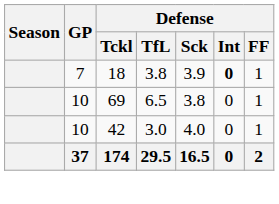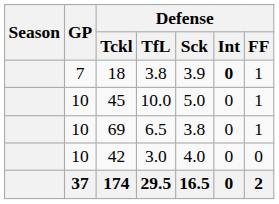+ row: (116, 101)
(259, 128) 1 -> (259, 156) 0
